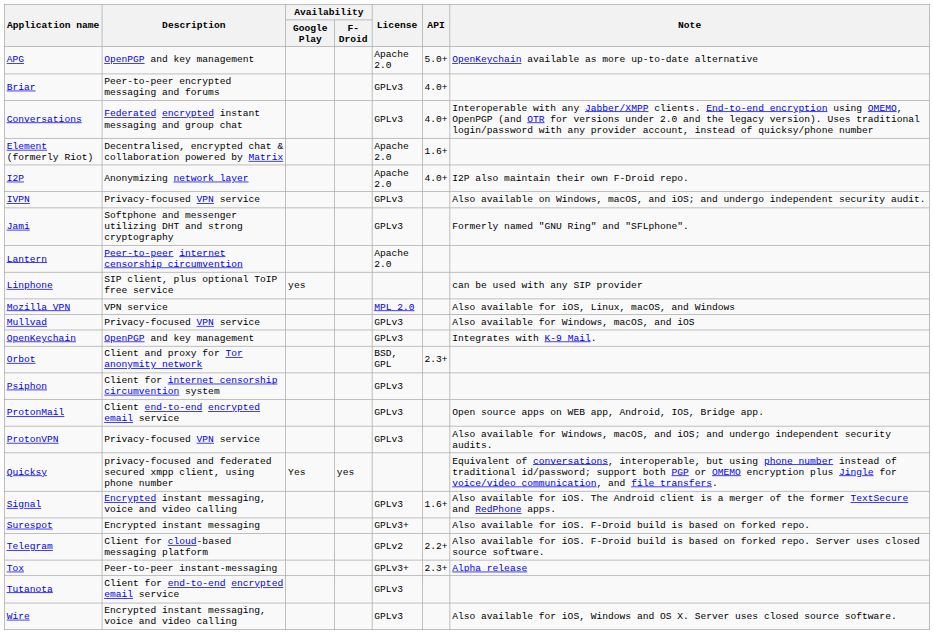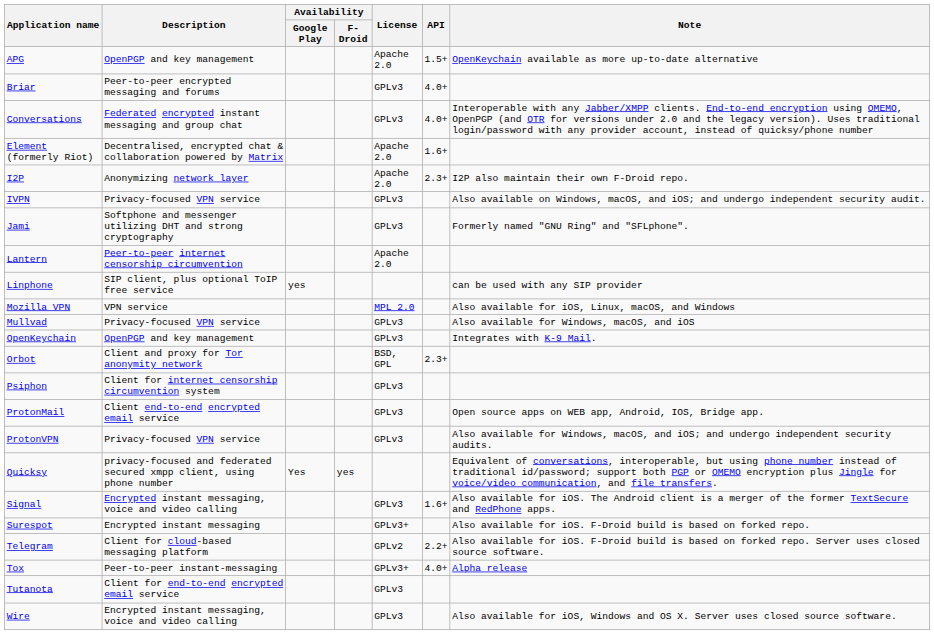(436, 60) 5.0+ -> (436, 60) 1.5+
(436, 178) 4.0+ -> (436, 178) 2.3+
(436, 568) 2.3+ -> (436, 568) 4.0+
